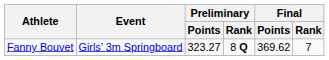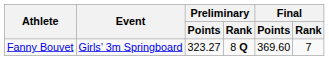(274, 47) 369.62 -> (274, 47) 369.60
